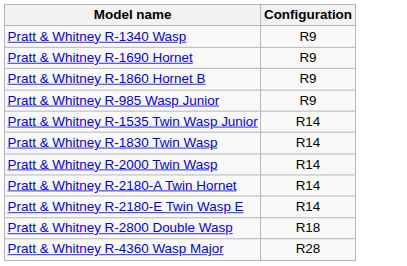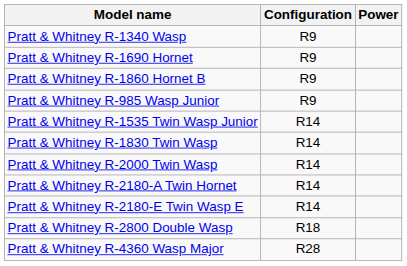+ column: (378, 15)
